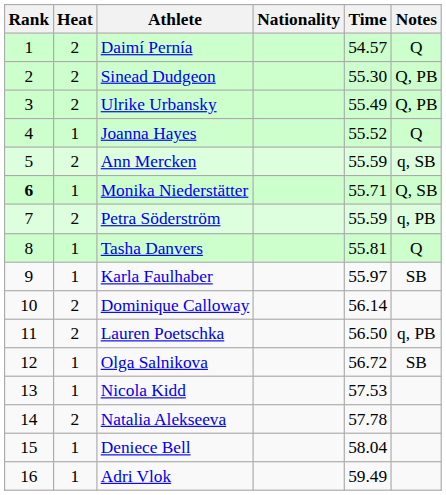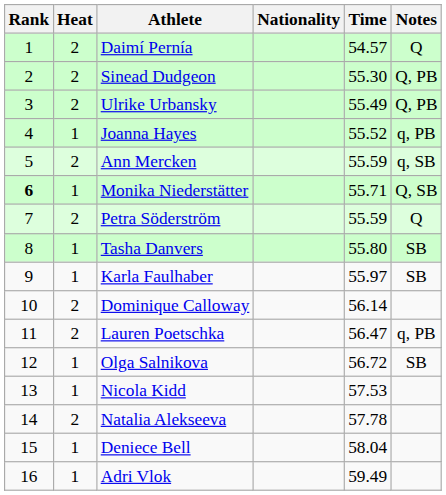(416, 133) Q -> (416, 133) q, PB
(416, 218) q, PB -> (416, 218) Q
(368, 247) 55.81 -> (368, 247) 55.80
(416, 247) Q -> (416, 247) SB
(368, 333) 56.50 -> (368, 333) 56.47
